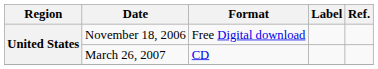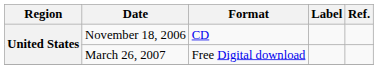(249, 34) Free Digital download -> (200, 34) CD
(200, 54) CD -> (249, 54) Free Digital download
